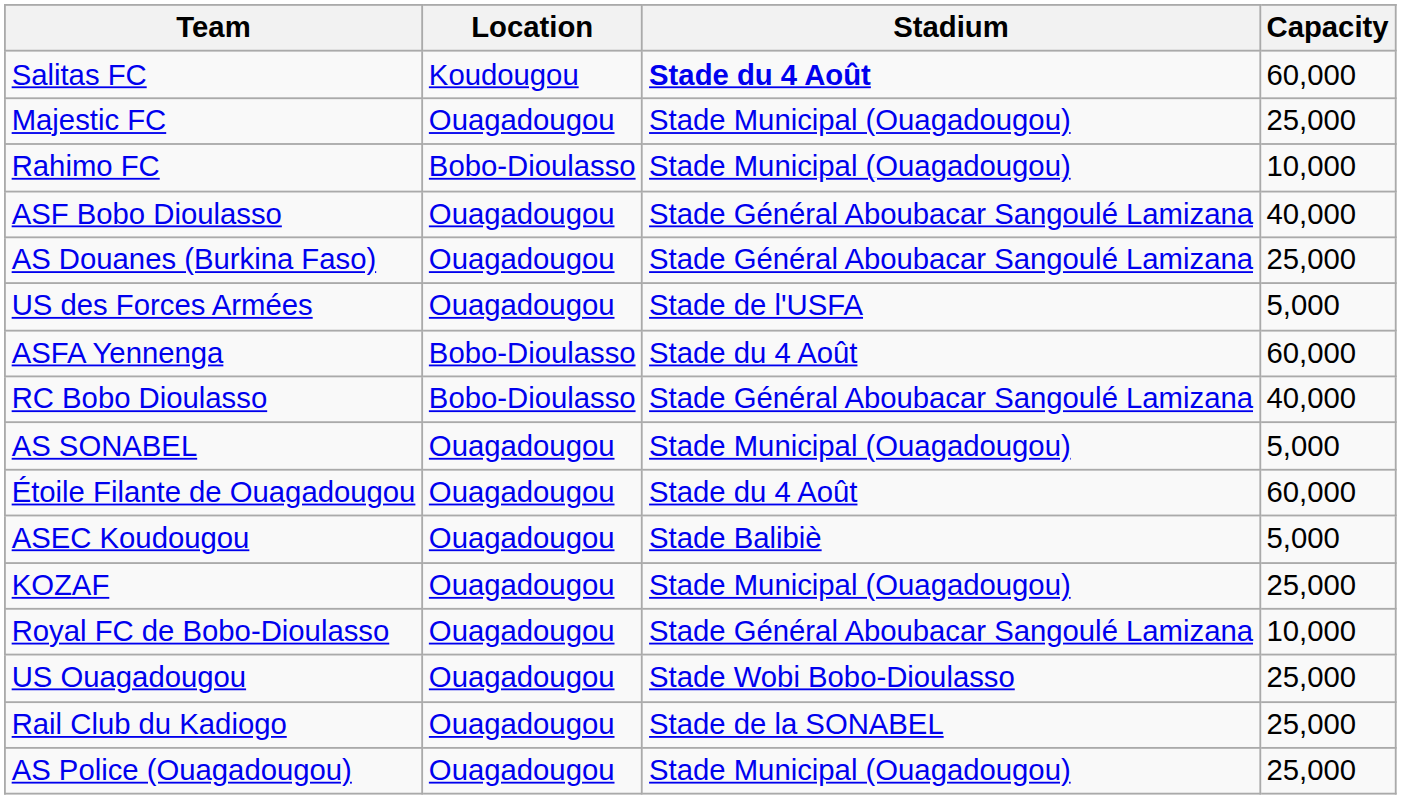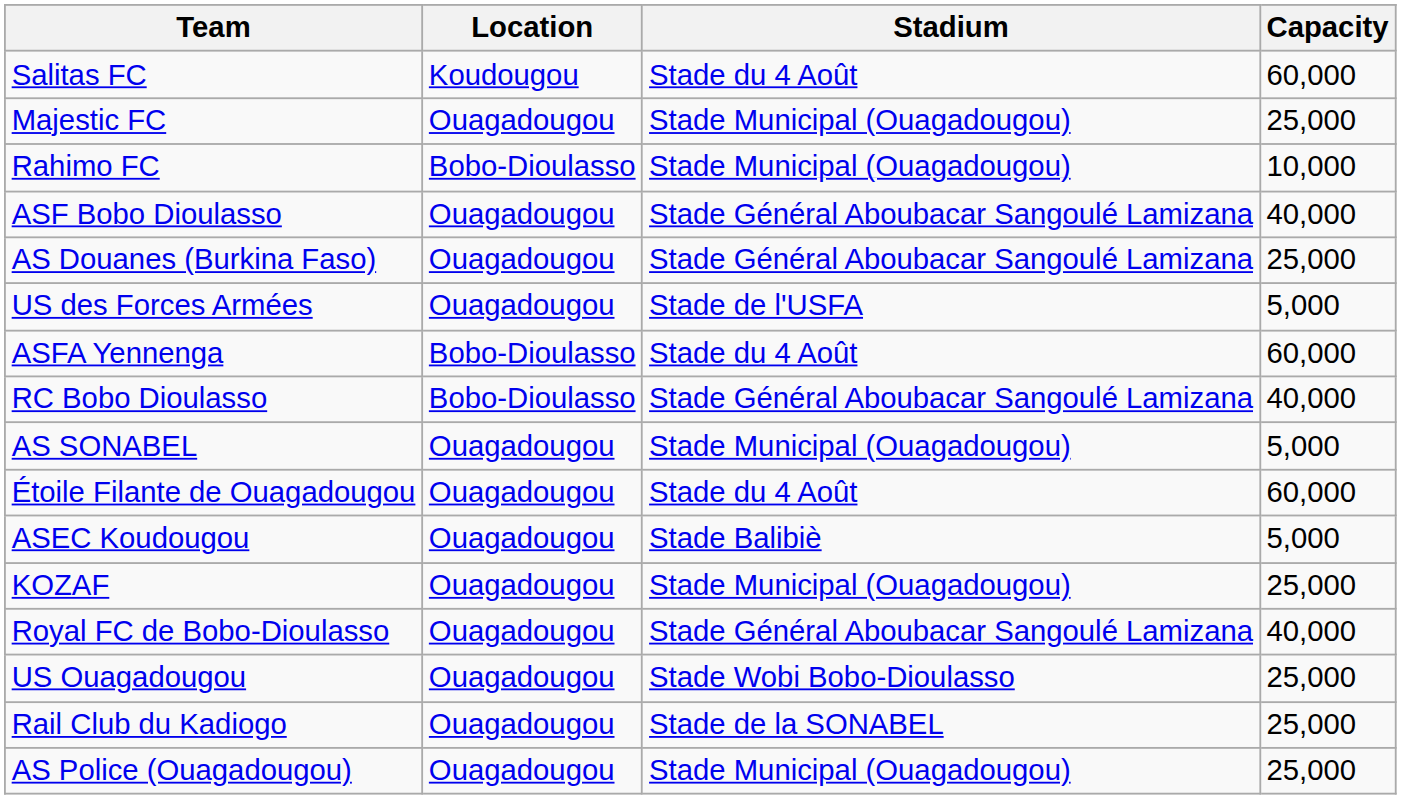(760, 74) bold -> (753, 74) normal
(1311, 631) 10,000 -> (1311, 631) 40,000
